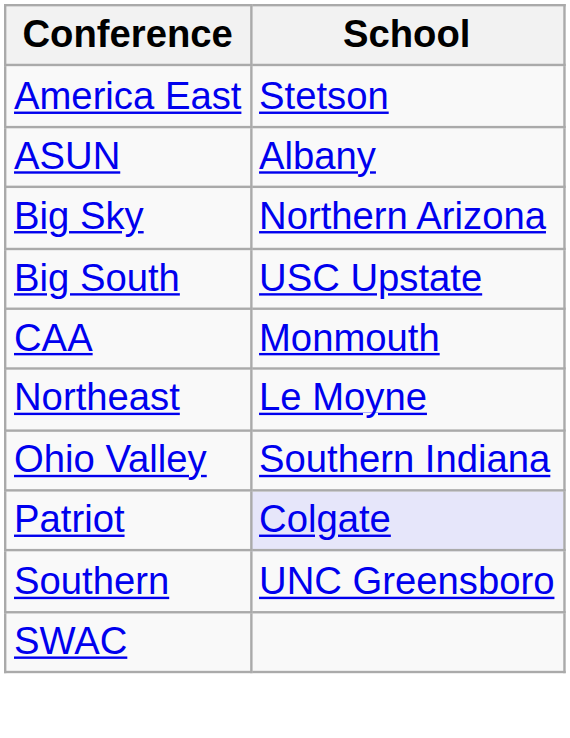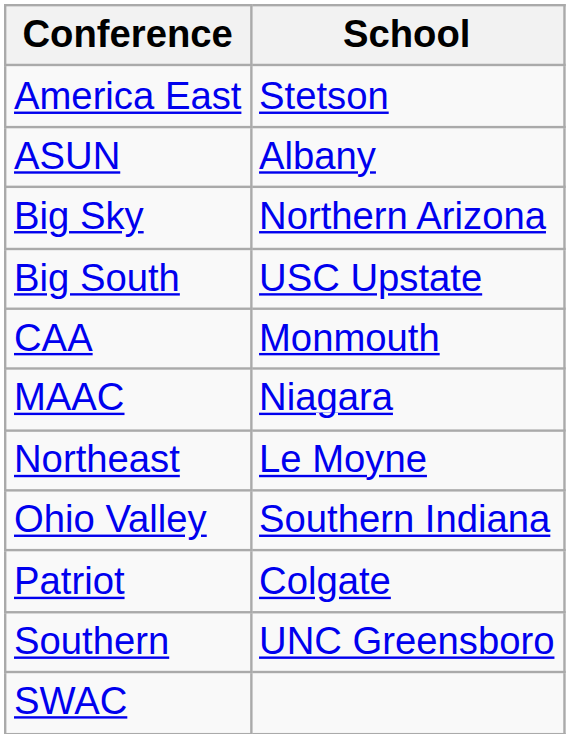+ row: (69, 398)
(325, 519) lavender background -> (325, 580) no background
